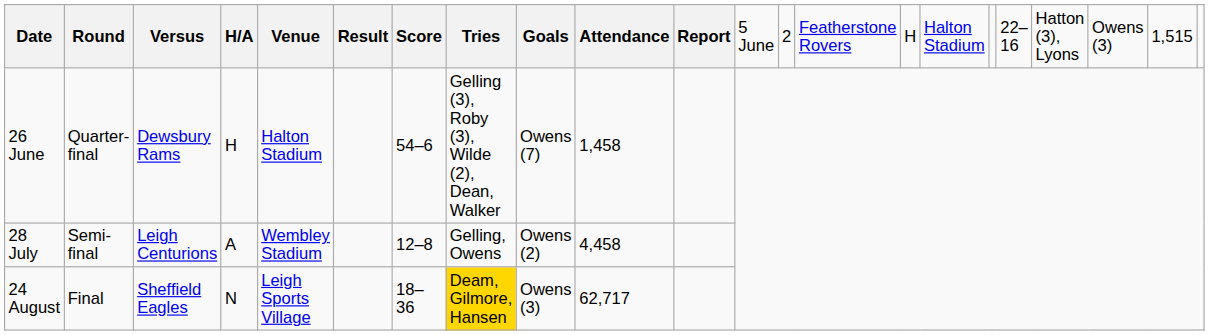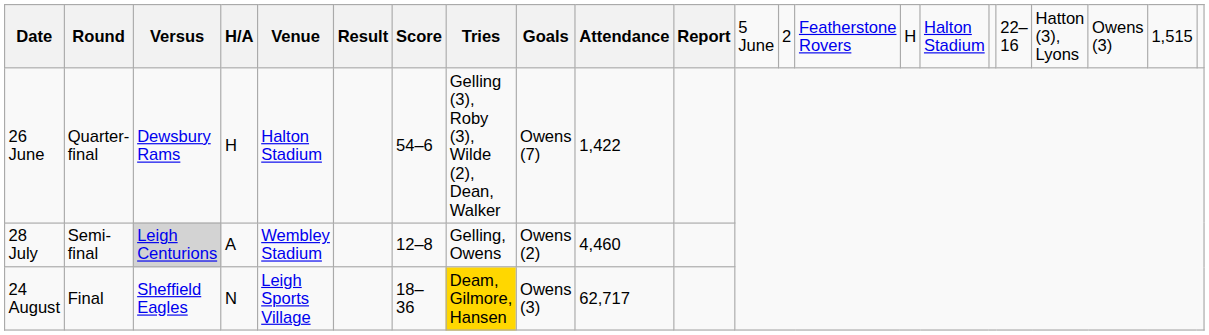(600, 145) 1,458 -> (600, 145) 1,422
(177, 245) no background -> (177, 245) lightgrey background
(600, 245) 4,458 -> (600, 245) 4,460
